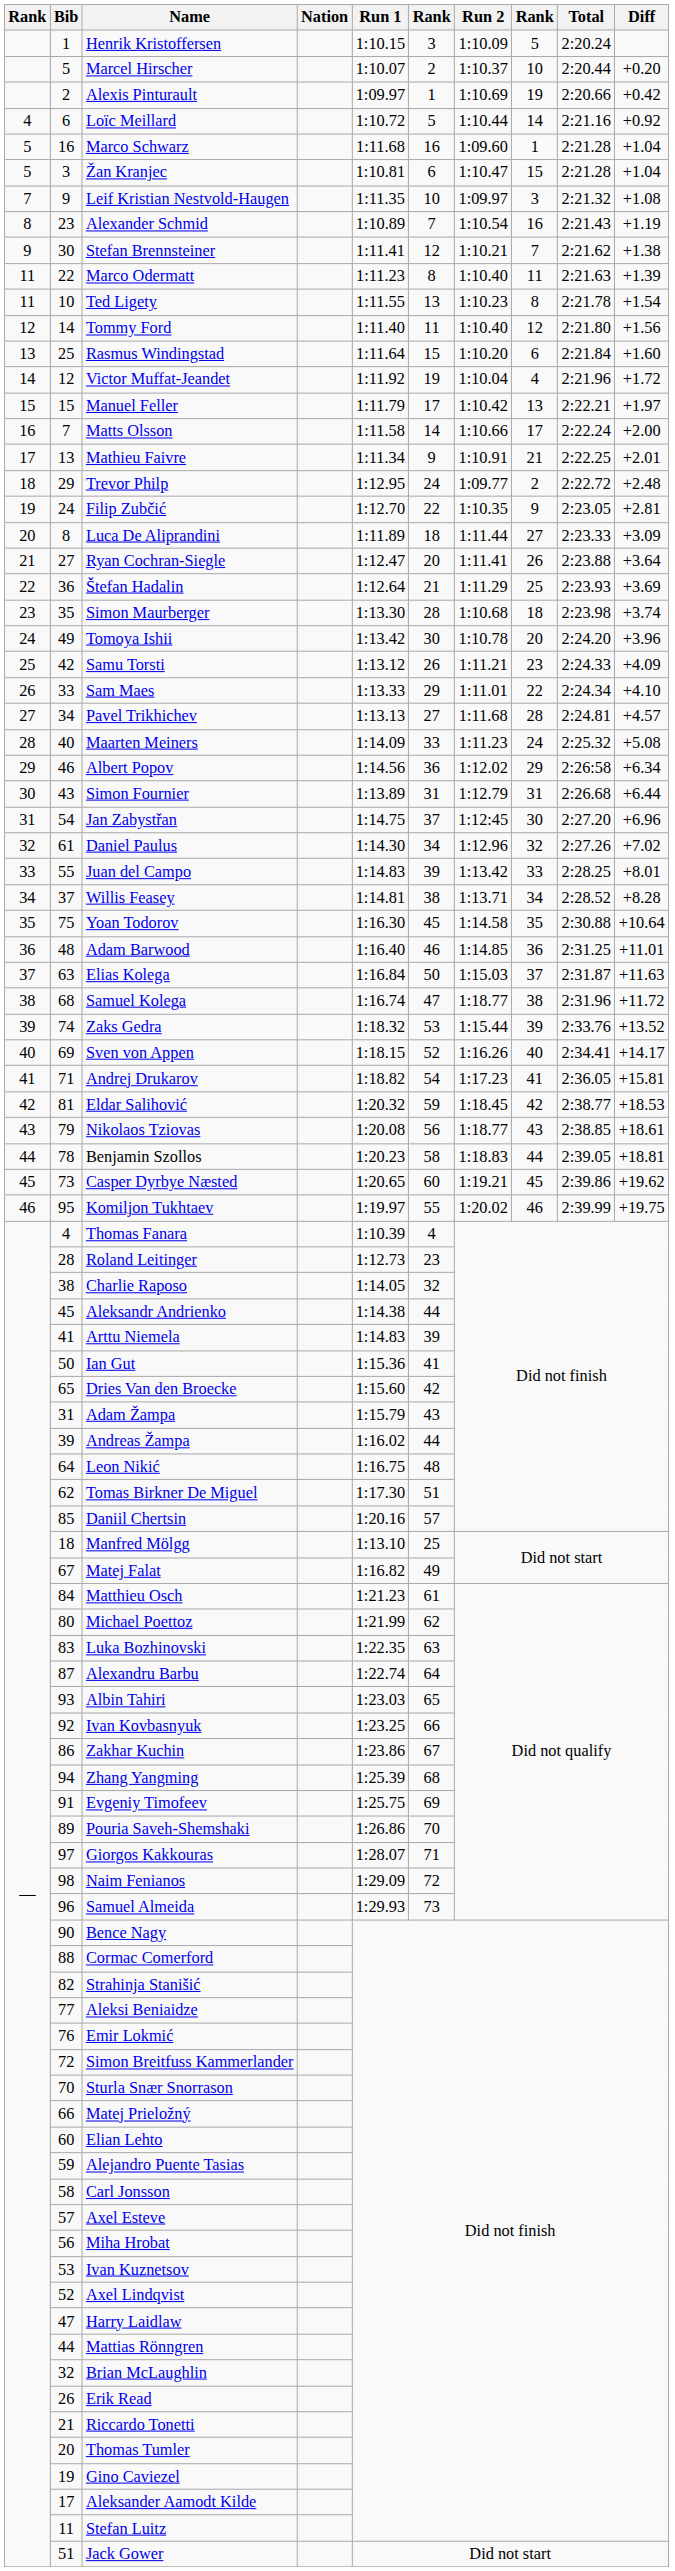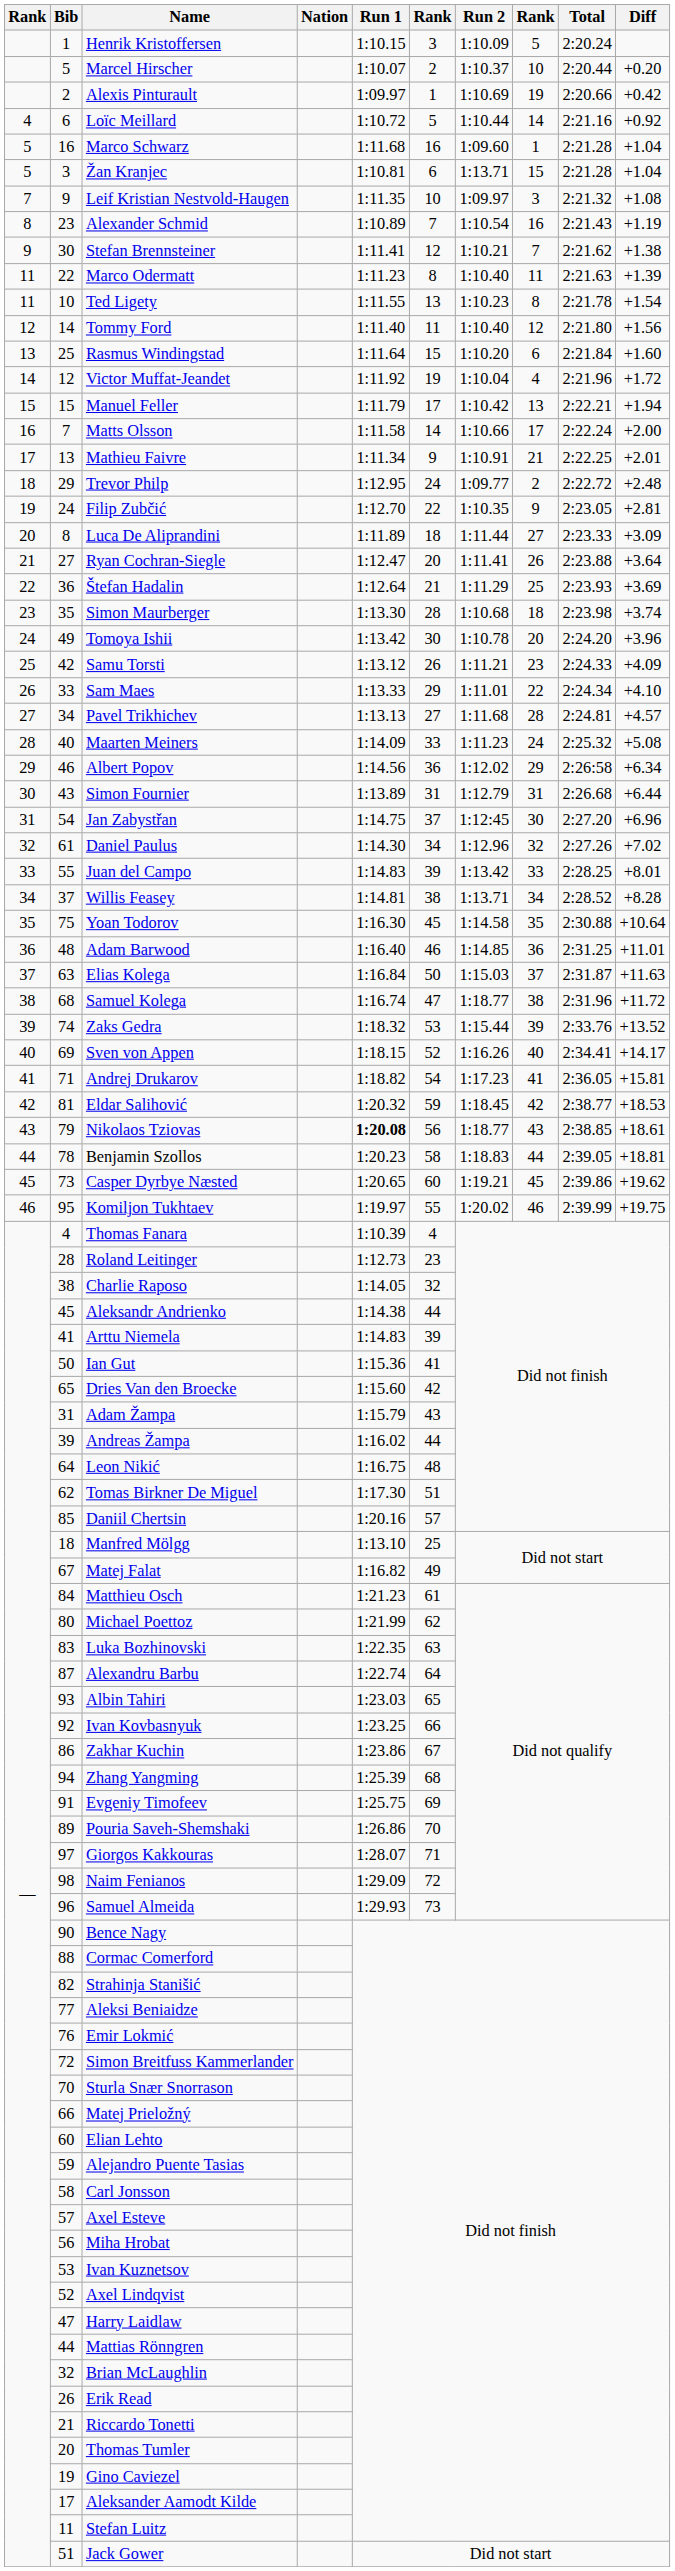(483, 172) 1:10.47 -> (484, 172) 1:13.71
(642, 405) +1.97 -> (643, 405) +1.94
(380, 1130) normal -> (381, 1130) bold
